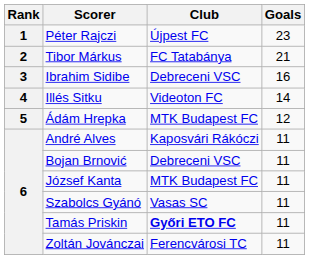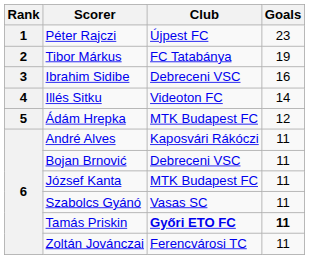(283, 56) 21 -> (283, 56) 19
(283, 222) normal -> (283, 222) bold
